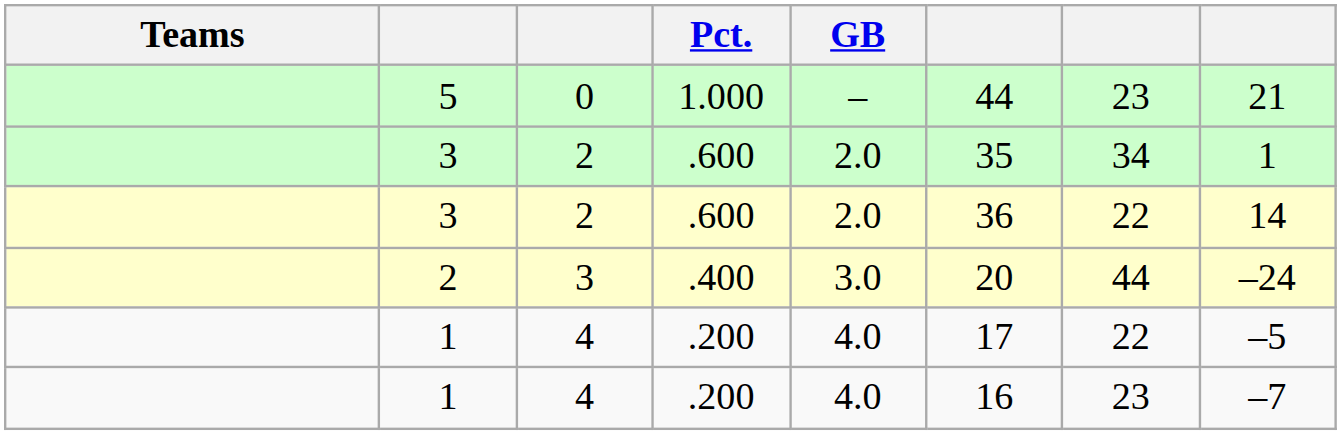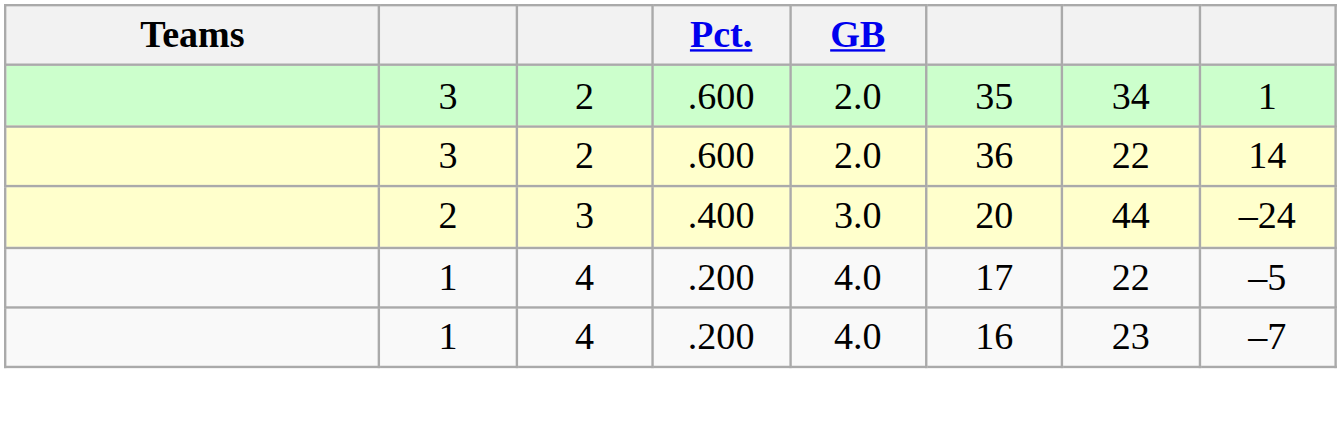- row: (448, 95)
